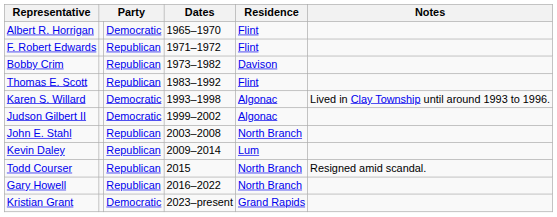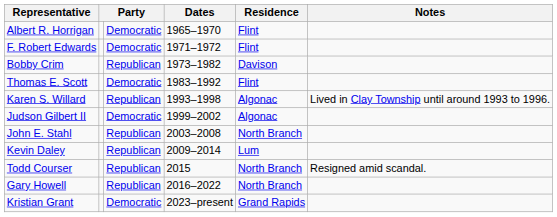(134, 47) Republican -> (134, 47) Democratic
(134, 82) Republican -> (134, 82) Democratic
(134, 99) Democratic -> (134, 99) Republican
